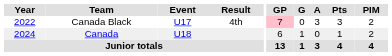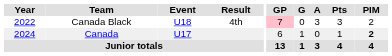(183, 22) U17 -> (183, 22) U18
(183, 34) U18 -> (183, 34) U17
(371, 34) normal -> (371, 34) bold
